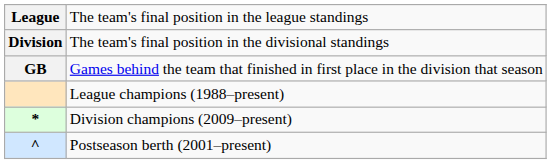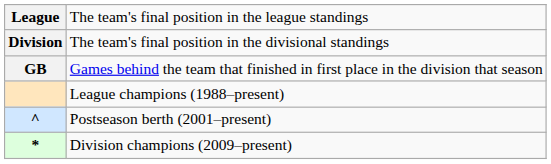rows swapped: (35, 119) <-> (35, 144)
